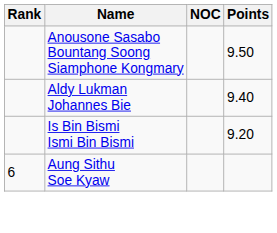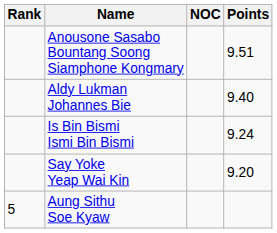(240, 52) 9.50 -> (240, 52) 9.51
(240, 135) 9.20 -> (240, 135) 9.24
+ row: (88, 172)
(11, 172) 6 -> (11, 209) 5
